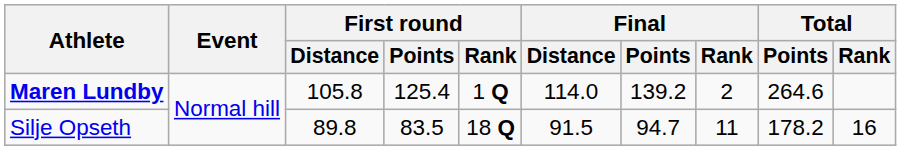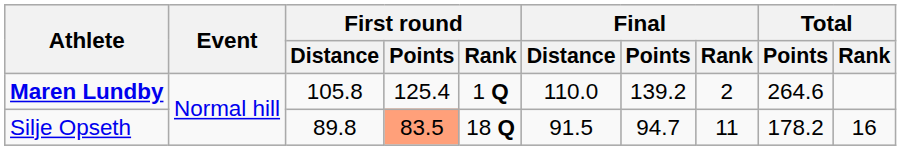(571, 92) 114.0 -> (571, 92) 110.0
(422, 127) no background -> (422, 127) lightsalmon background
